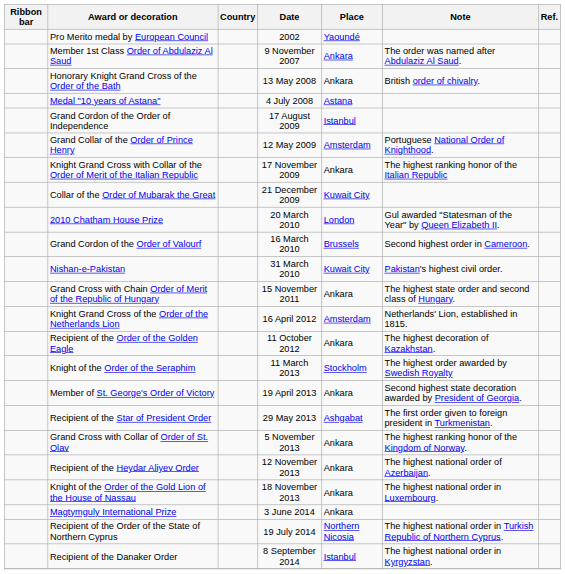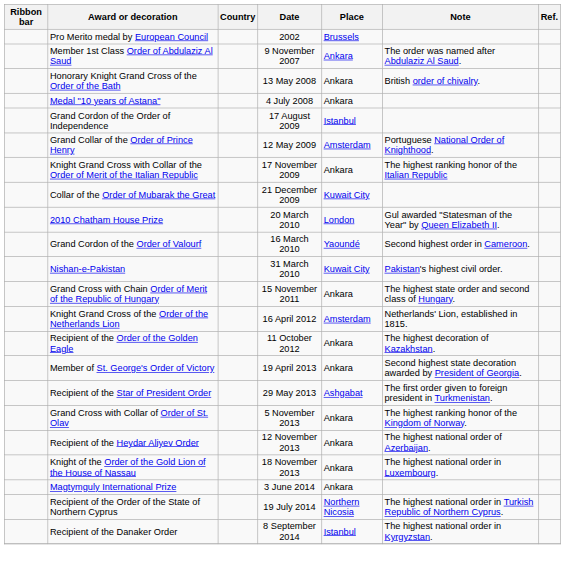(342, 37) Yaoundé -> (341, 37) Brussels
(338, 101) Astana -> (338, 101) Ankara
(341, 245) Brussels -> (342, 245) Yaoundé
- row: (123, 369)
